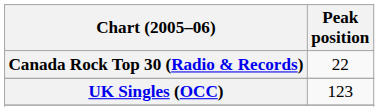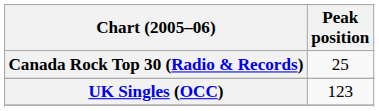(340, 64) 22 -> (340, 64) 25
